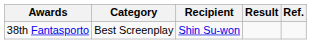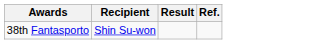- column: (134, 13)
